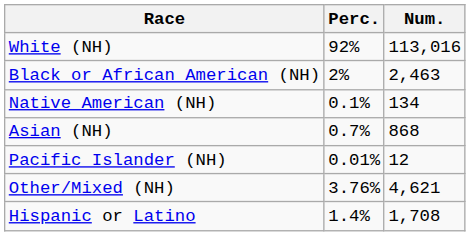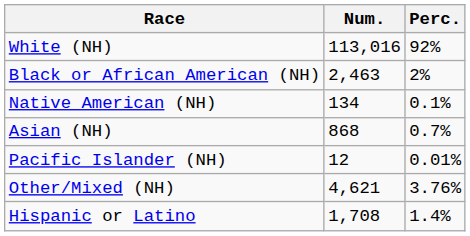columns swapped: (425, 19) <-> (354, 19)
